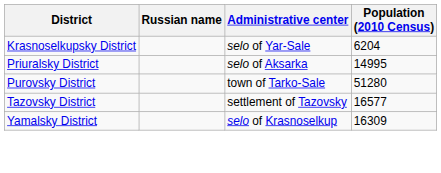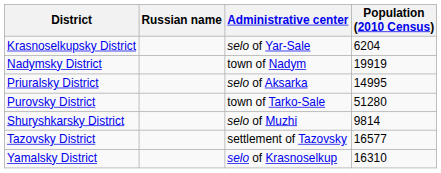+ row: (54, 64)
+ row: (66, 121)
(370, 121) 16309 -> (370, 158) 16310
